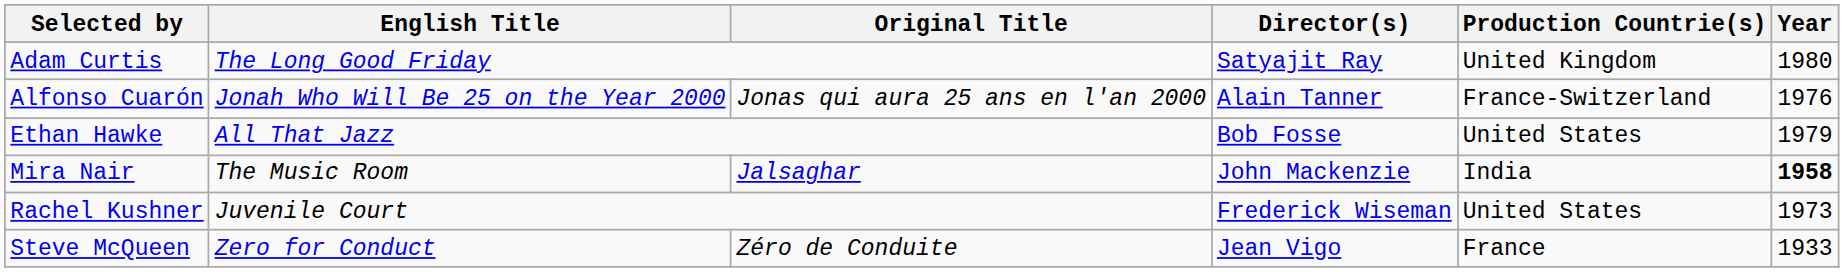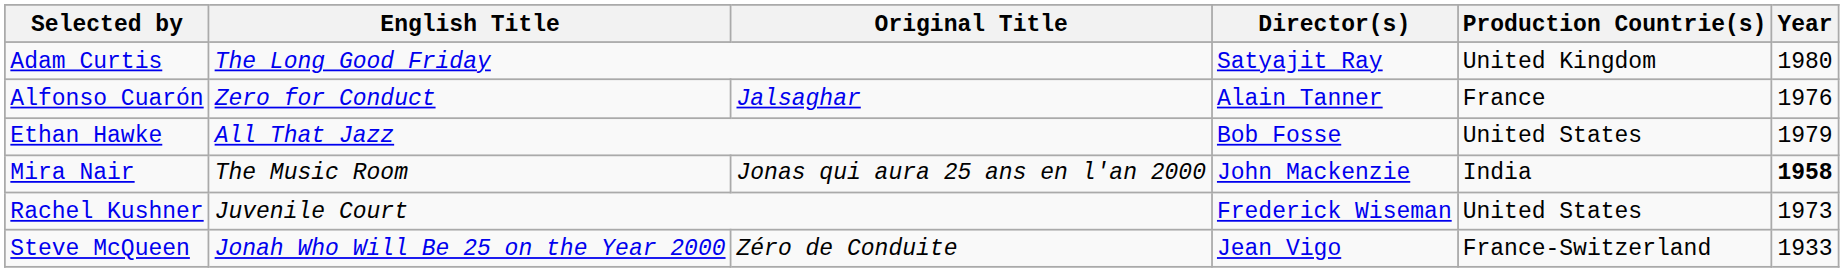(470, 99) Jonah Who Will Be 25 on the Year 2000 -> (325, 99) Zero for Conduct
(971, 99) Jonas qui aura 25 ans en l'an 2000 -> (799, 99) Jalsaghar
(1587, 99) France-Switzerland -> (1504, 99) France
(799, 174) Jalsaghar -> (971, 174) Jonas qui aura 25 ans en l'an 2000
(325, 249) Zero for Conduct -> (470, 249) Jonah Who Will Be 25 on the Year 2000
(1504, 249) France -> (1587, 249) France-Switzerland
